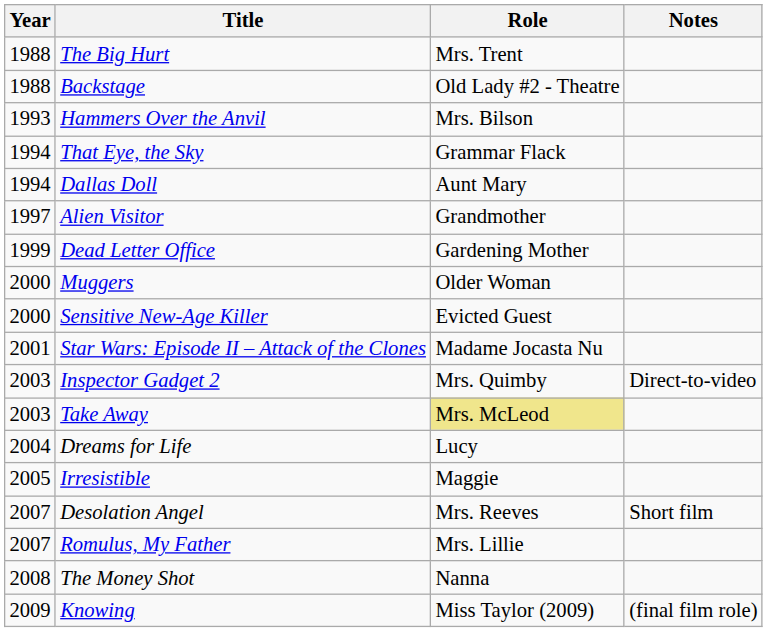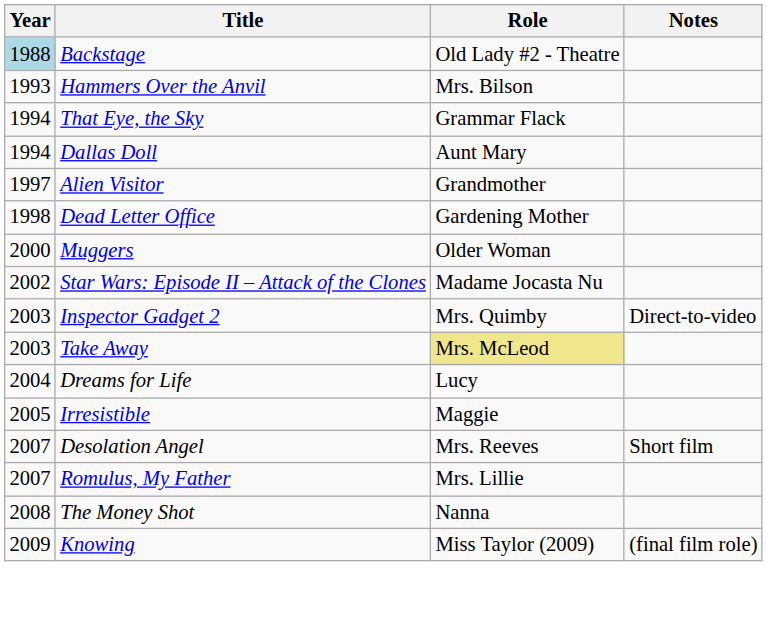- row: (115, 53)
(30, 86) no background -> (30, 53) lightblue background
(30, 250) 1999 -> (30, 217) 1998
- row: (164, 315)
(30, 348) 2001 -> (30, 282) 2002
